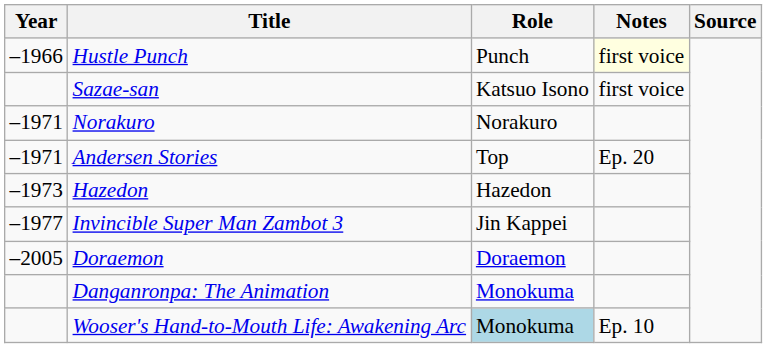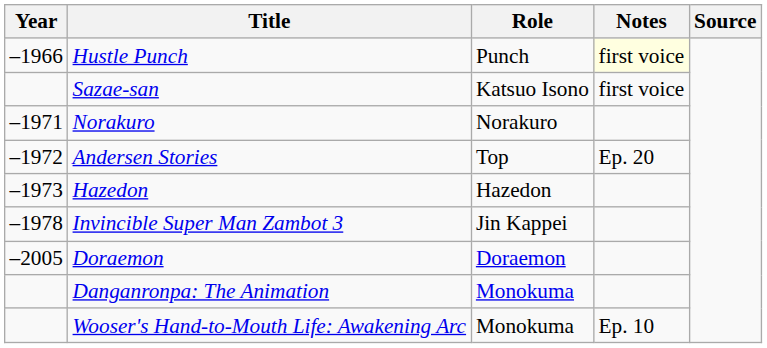(36, 156) –1971 -> (36, 156) –1972
(36, 223) –1977 -> (36, 223) –1978
(525, 325) lightblue background -> (525, 325) no background
